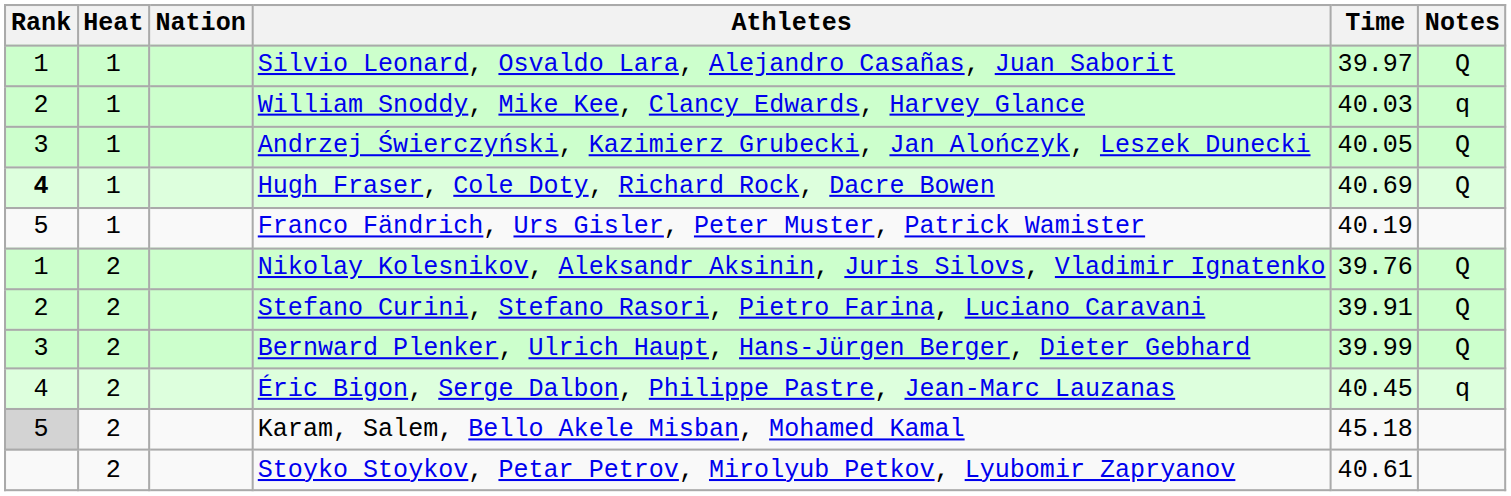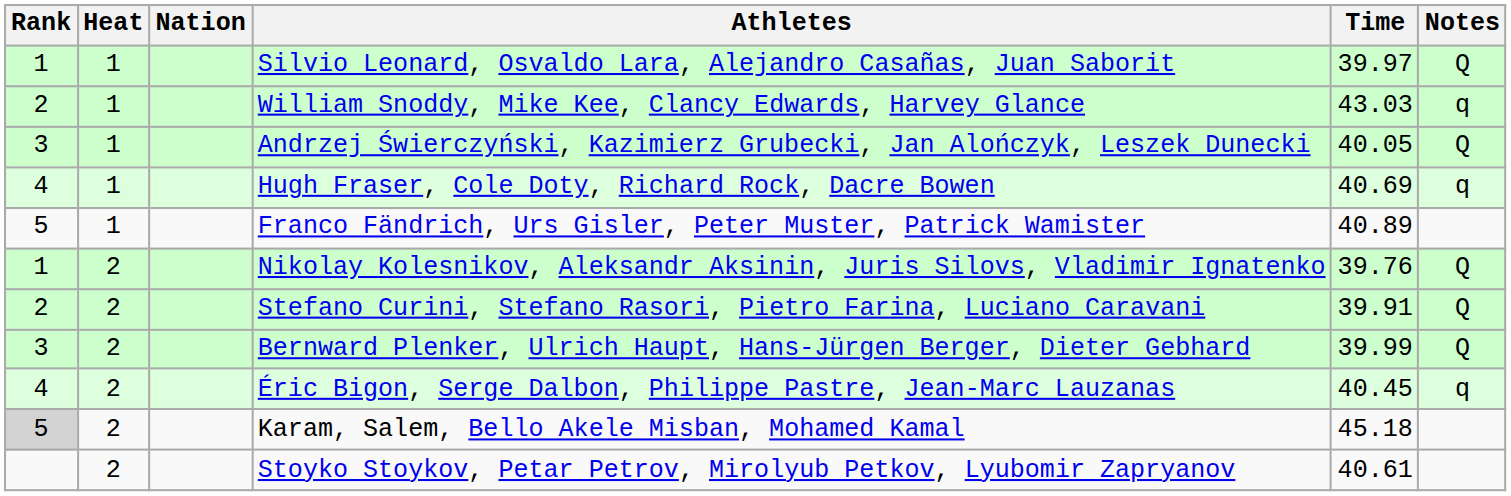(1375, 107) 40.03 -> (1375, 107) 43.03
(41, 187) bold -> (41, 187) normal
(1462, 187) Q -> (1462, 187) q
(1375, 228) 40.19 -> (1375, 228) 40.89
